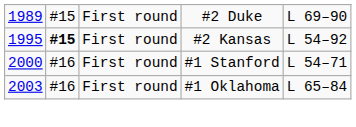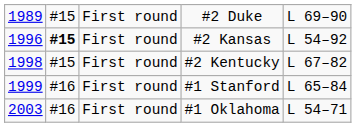(25, 40) 1995 -> (25, 40) 1996
+ row: (232, 63)
(25, 63) 2000 -> (25, 87) 1999
(317, 63) L 54–71 -> (317, 87) L 65–84
(317, 87) L 65–84 -> (317, 110) L 54–71
